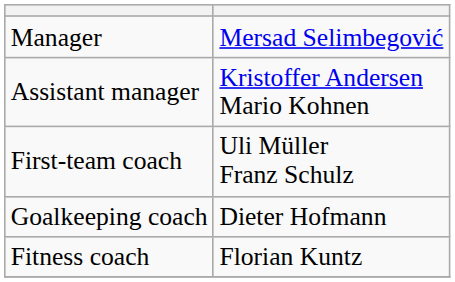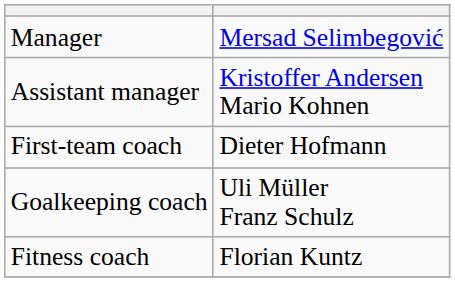(287, 160) Uli Müller Franz Schulz -> (303, 146) Dieter Hofmann
(303, 216) Dieter Hofmann -> (287, 201) Uli Müller Franz Schulz
